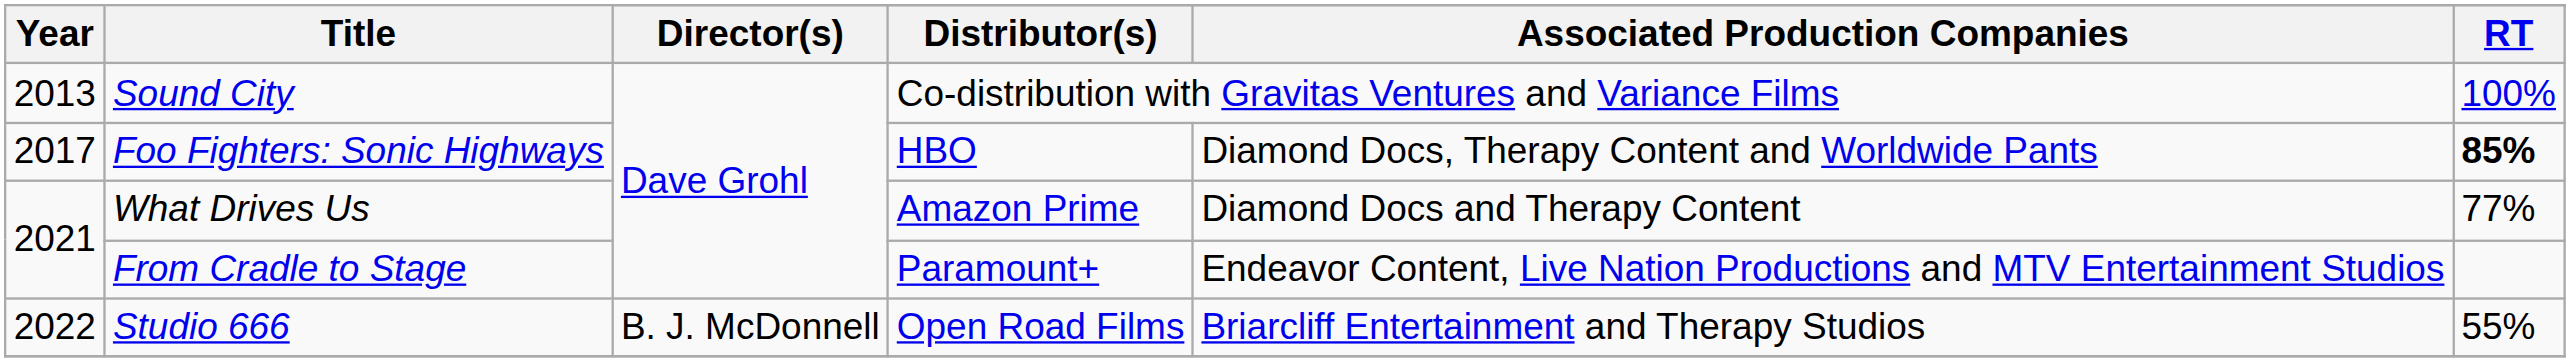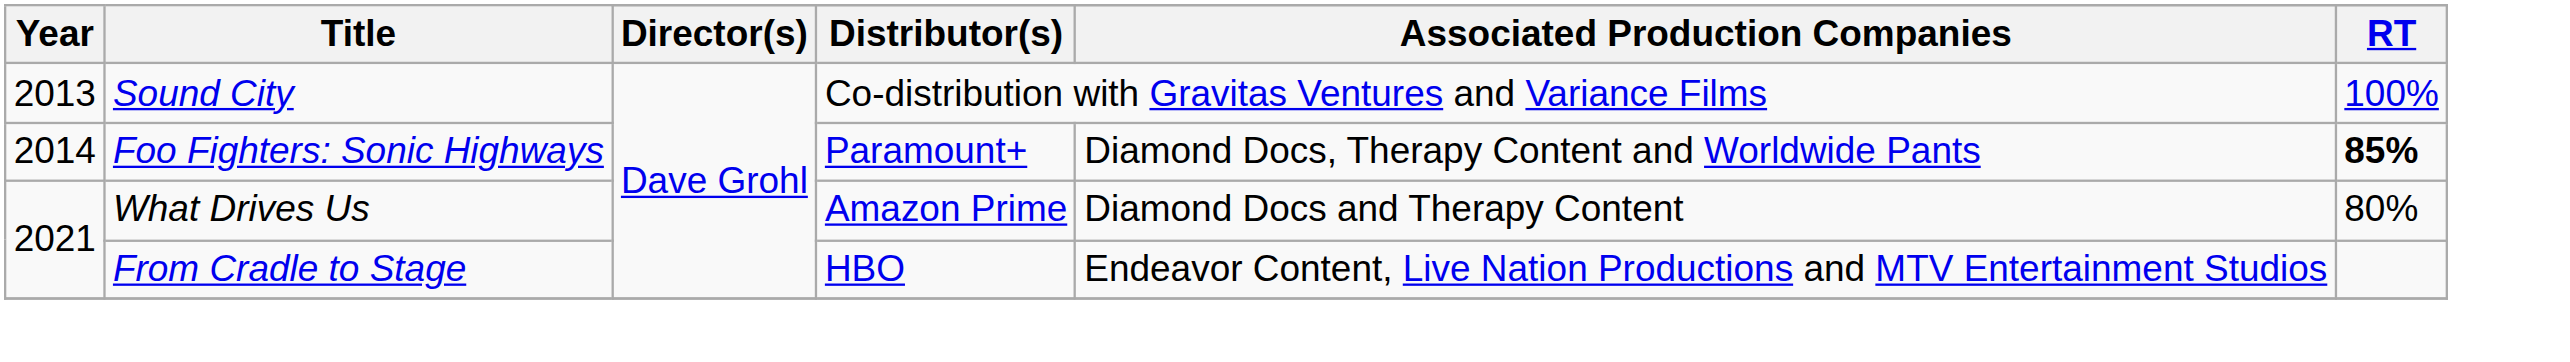(55, 151) 2017 -> (55, 151) 2014
(937, 151) HBO -> (926, 151) Paramount+
(2498, 209) 77% -> (2381, 209) 80%
(998, 268) Paramount+ -> (865, 268) HBO
- row: (201, 326)
